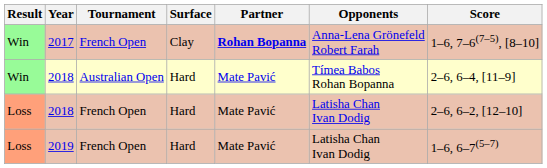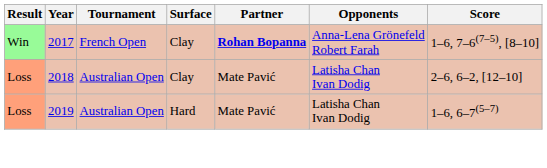- row: (18, 76)
(113, 111) French Open -> (122, 76) Australian Open
(183, 111) Hard -> (182, 76) Clay
(113, 146) French Open -> (122, 111) Australian Open
